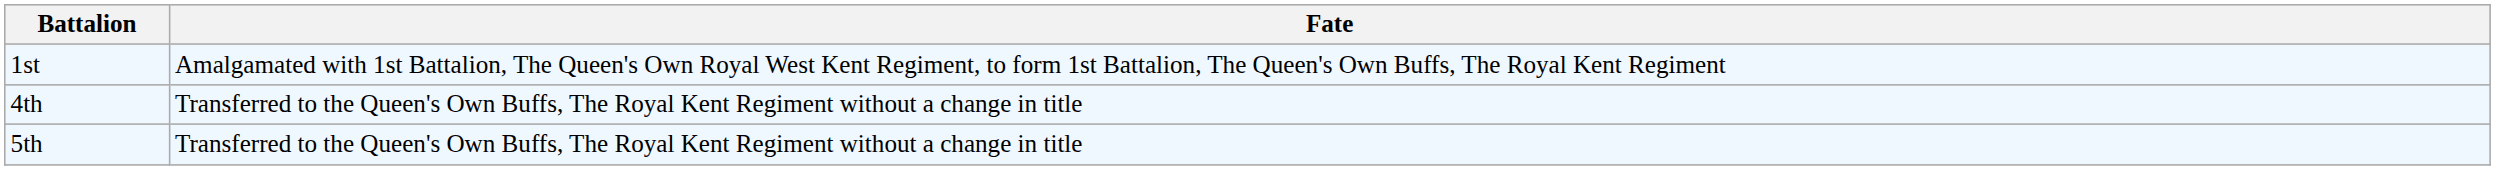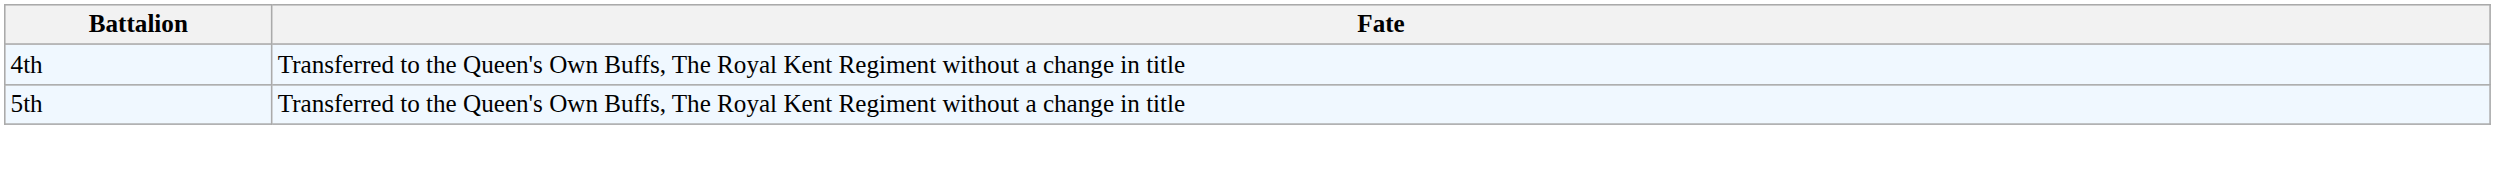- row: (25, 64)
